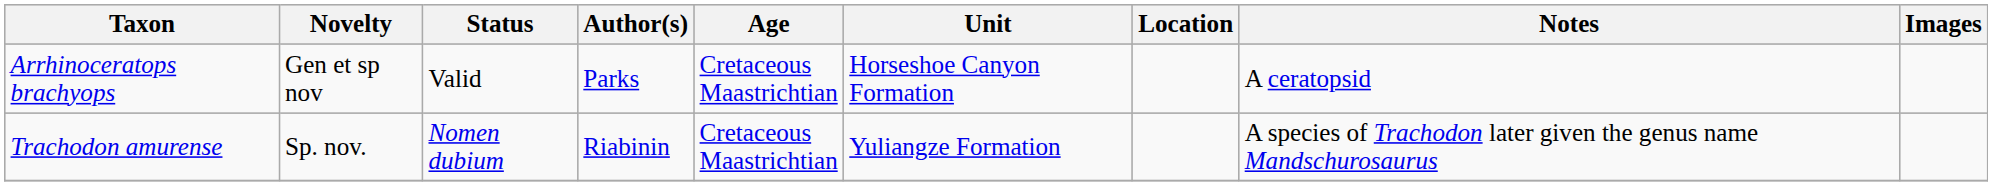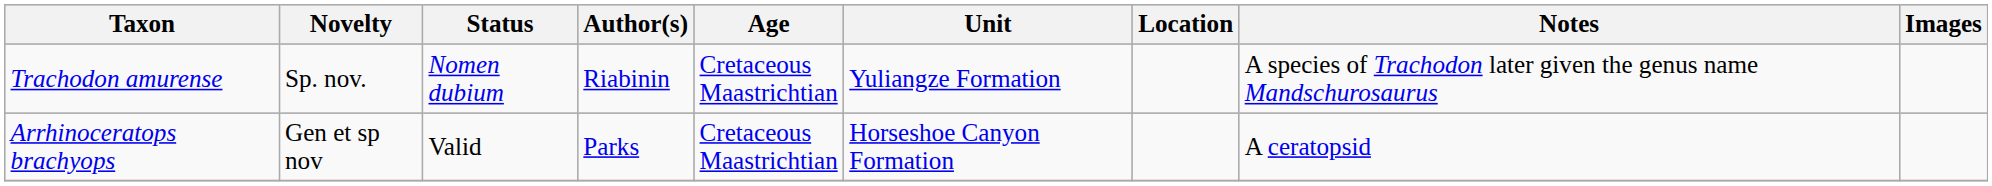rows swapped: (93, 78) <-> (117, 146)
